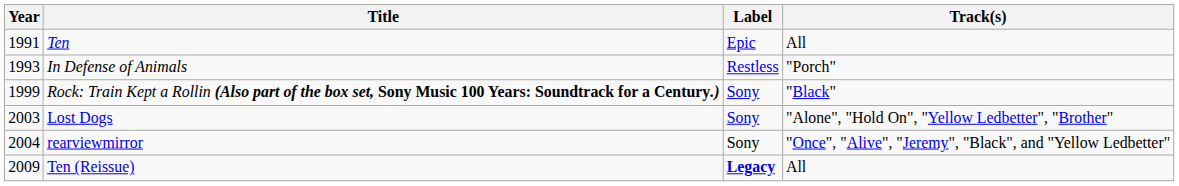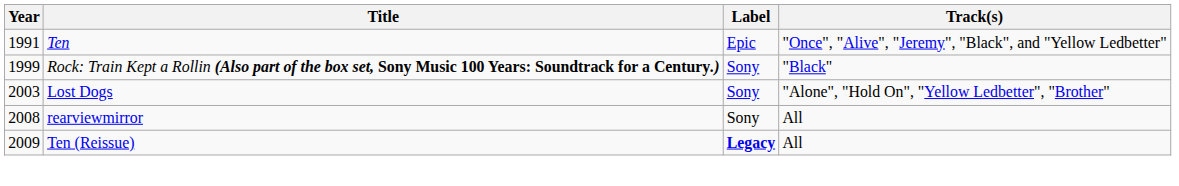(796, 42) All -> (975, 42) "Once", "Alive", "Jeremy", "Black", and "Yellow Ledbetter"
- row: (117, 67)
(24, 142) 2004 -> (24, 117) 2008
(978, 142) "Once", "Alive", "Jeremy", "Black", and "Yellow Ledbetter" -> (793, 117) All
